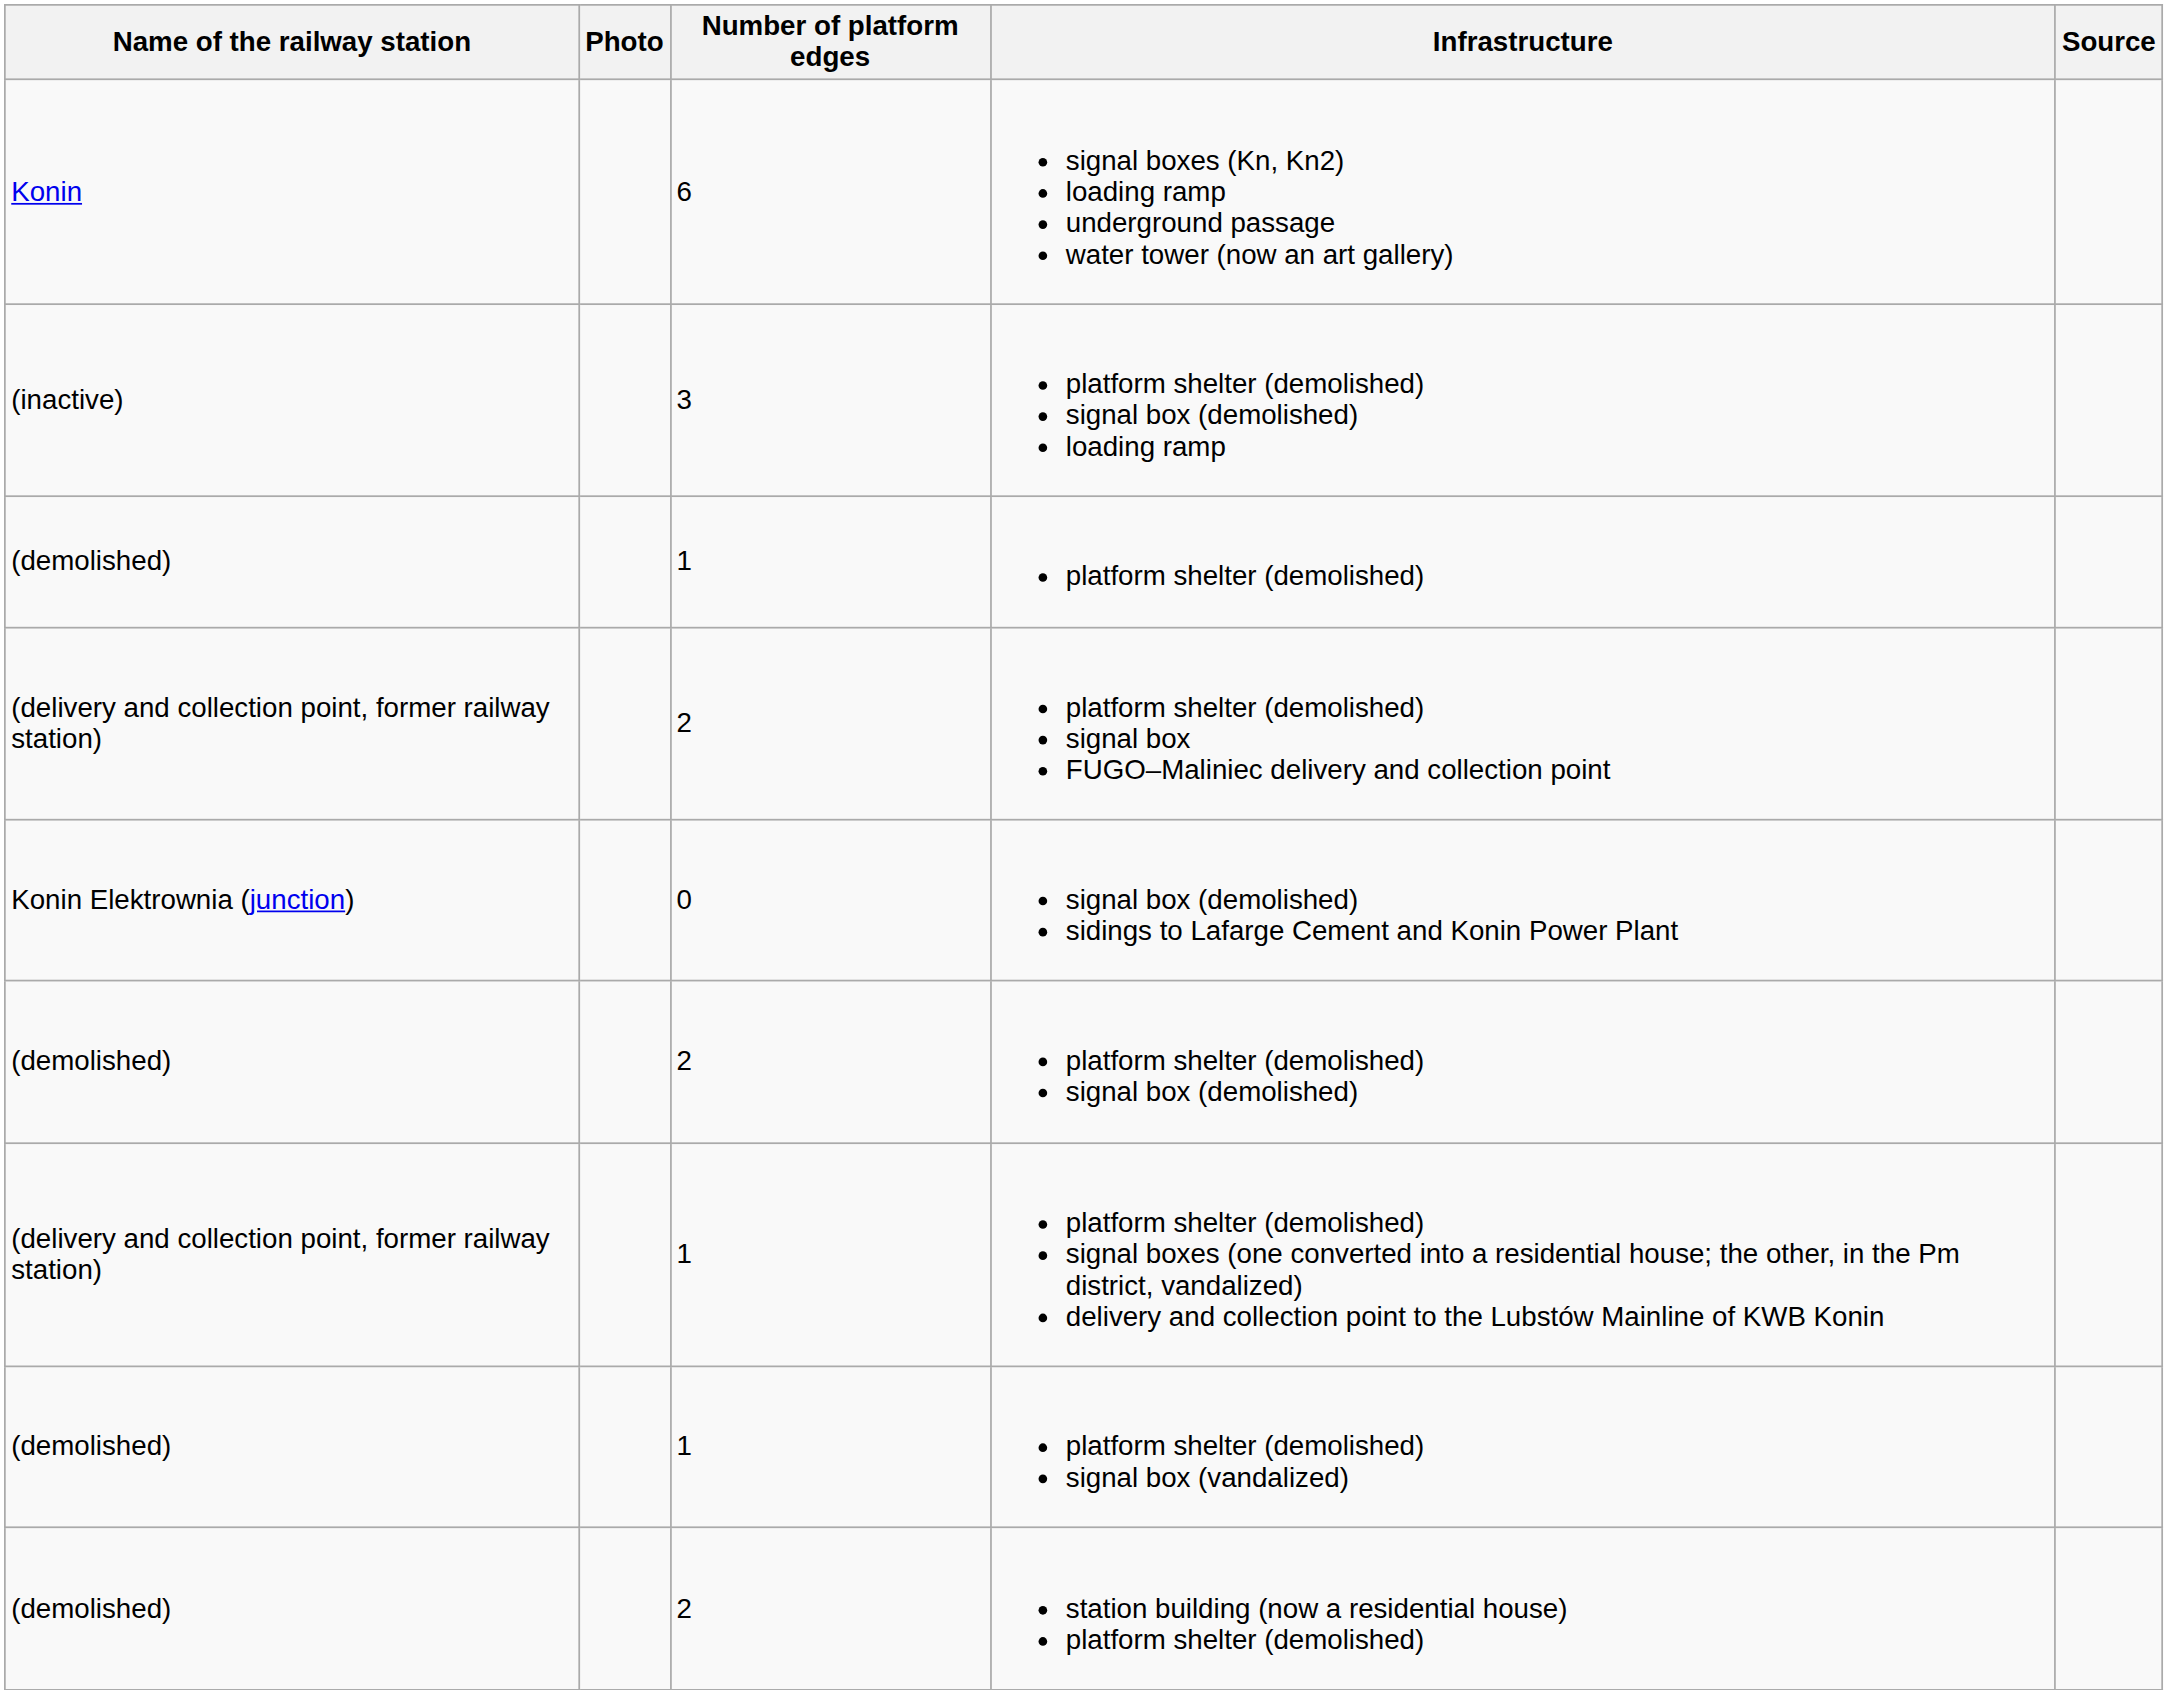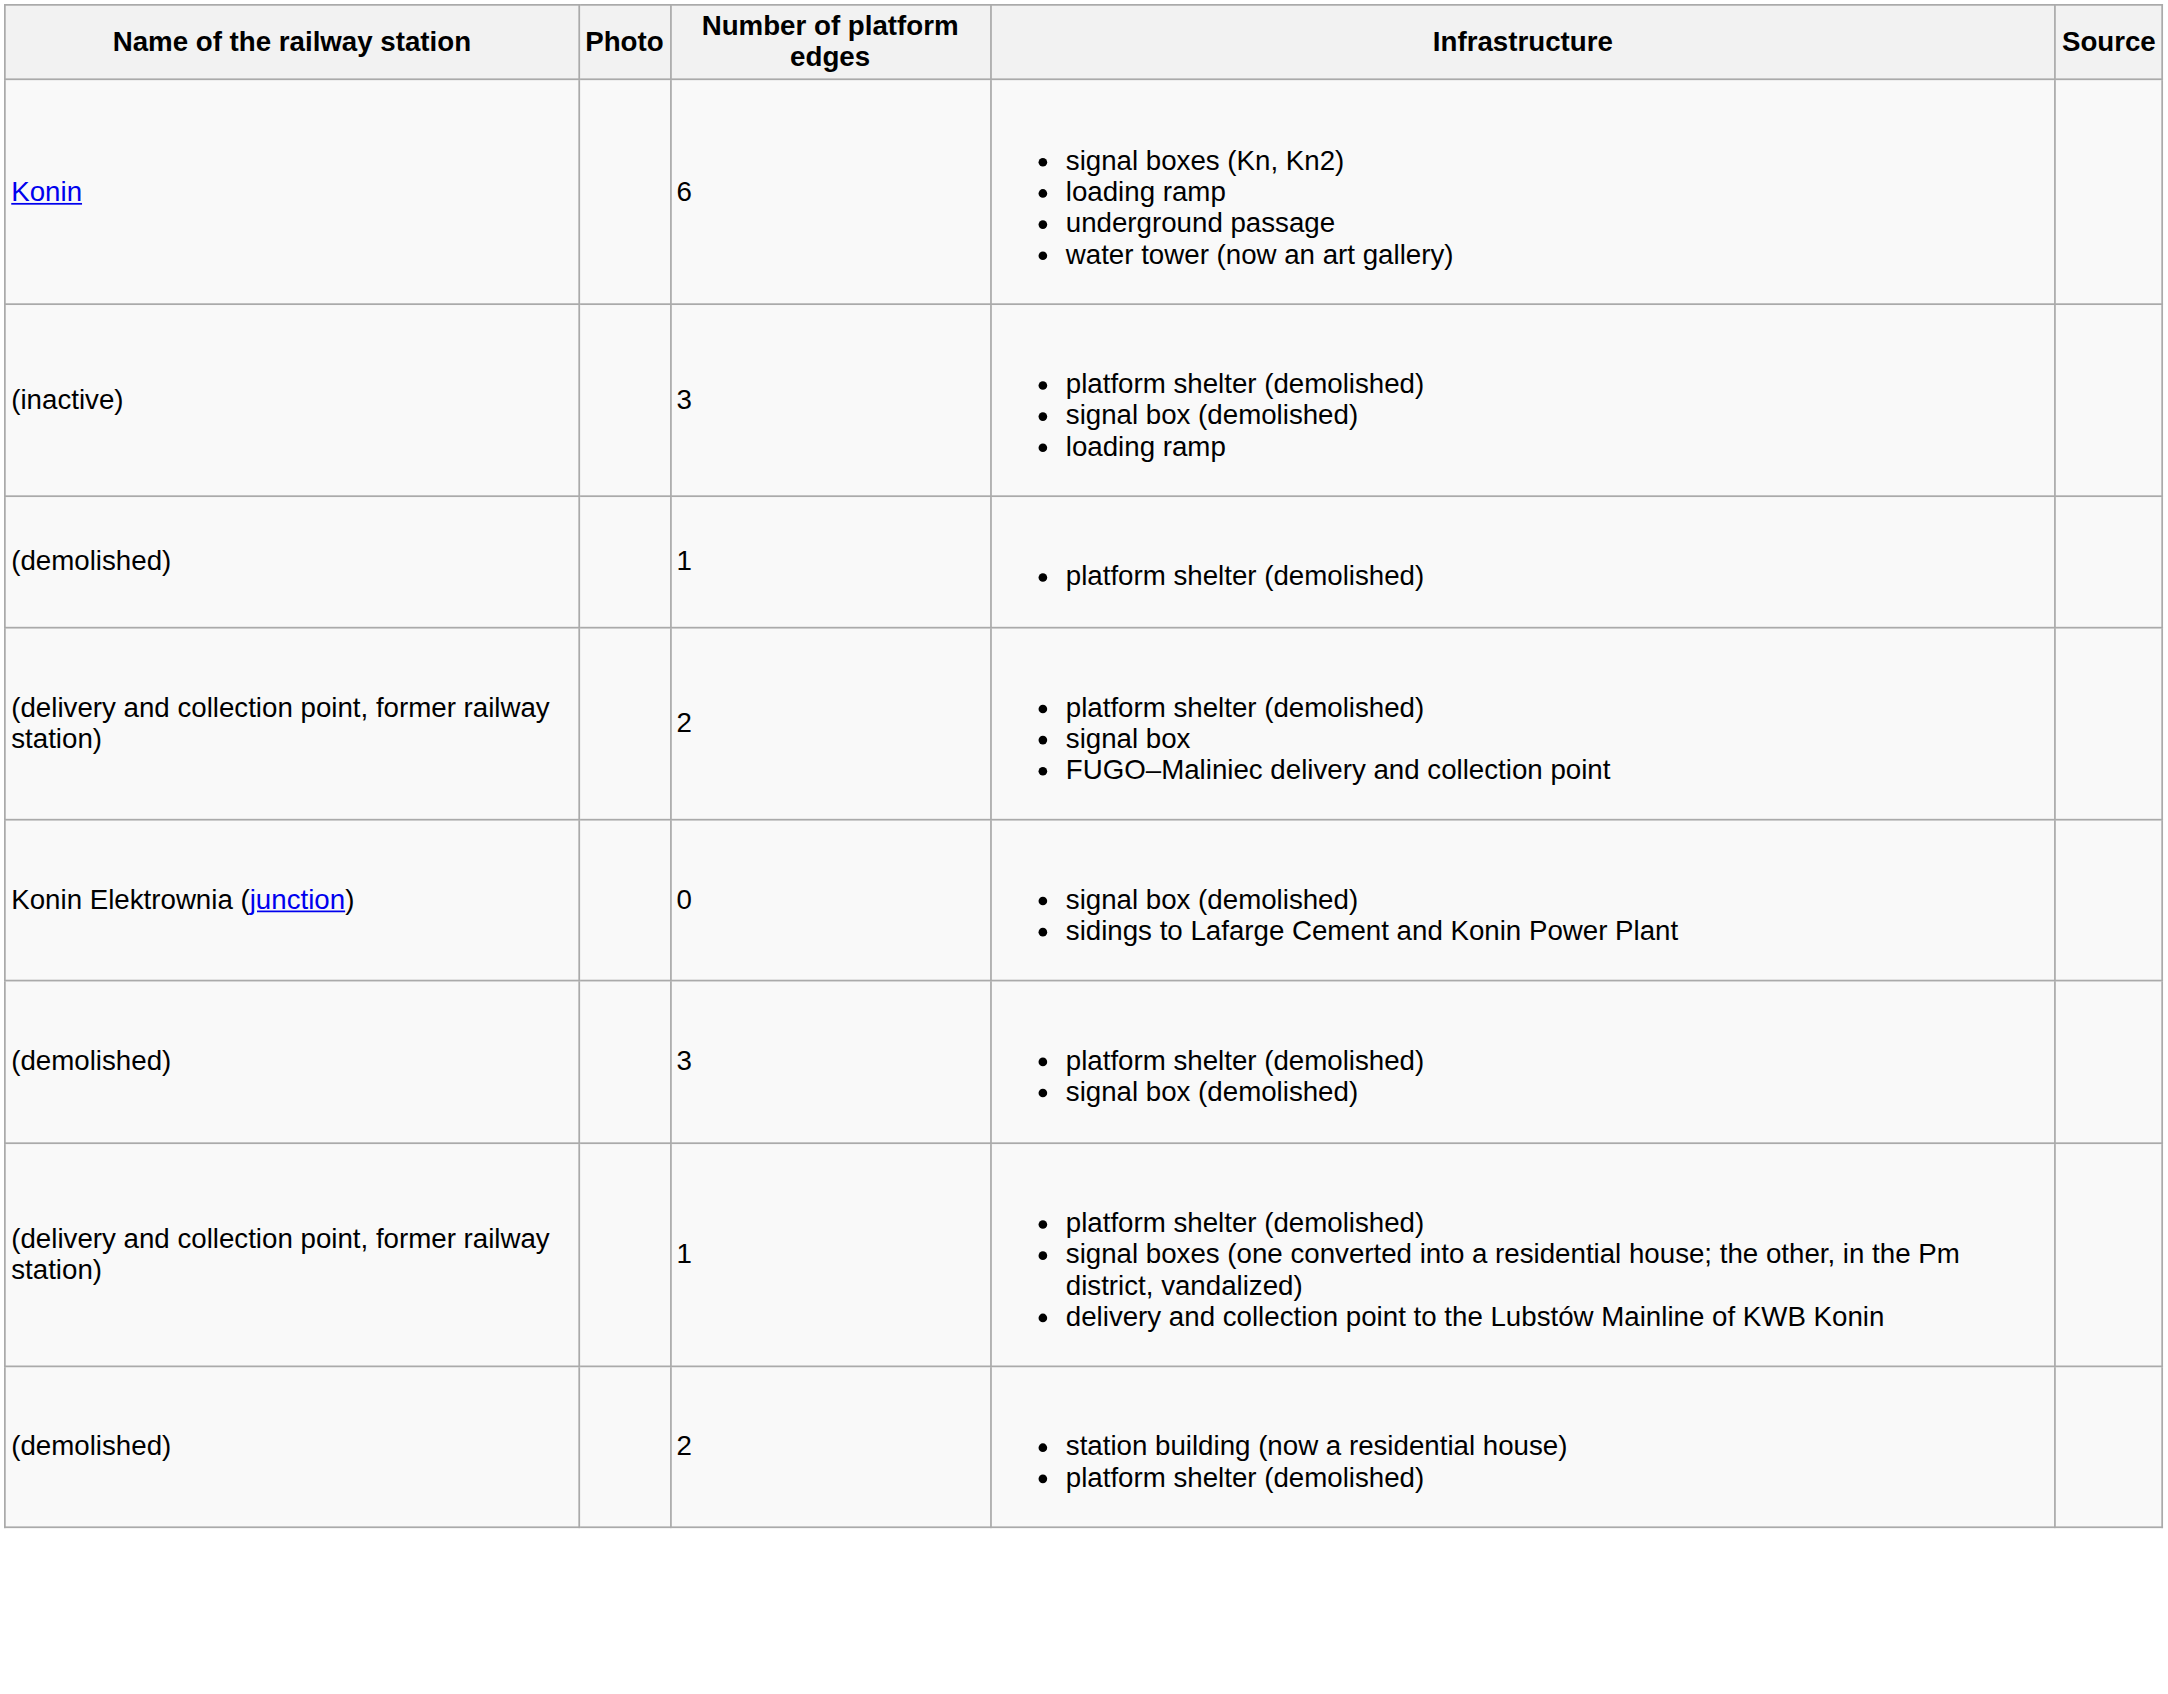(684, 1061) 2 -> (684, 1061) 3
- row: (1523, 1463)
